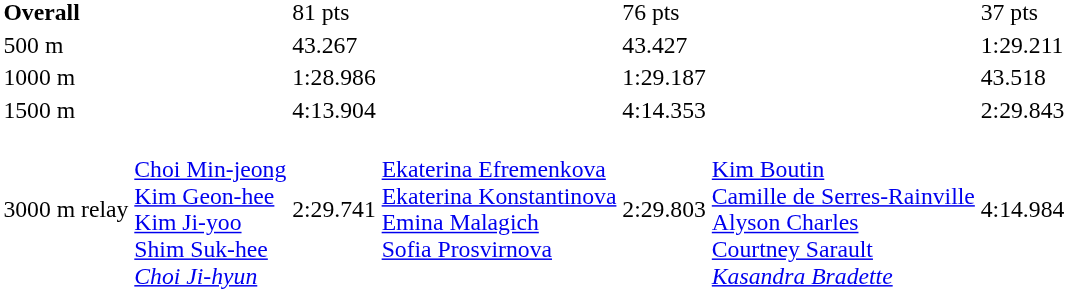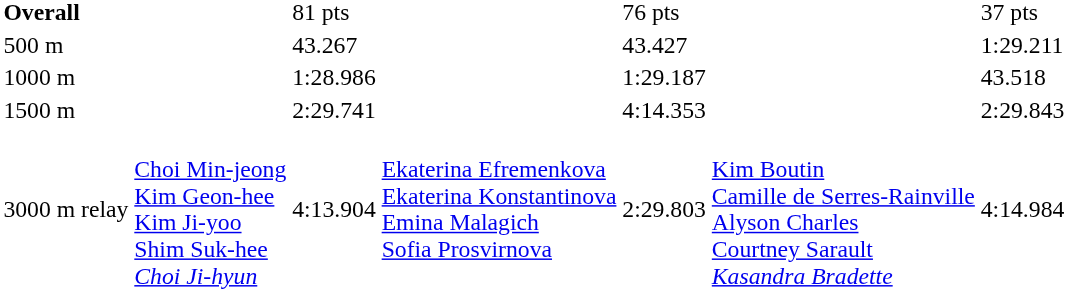(334, 110) 4:13.904 -> (334, 110) 2:29.741
(334, 209) 2:29.741 -> (334, 209) 4:13.904
